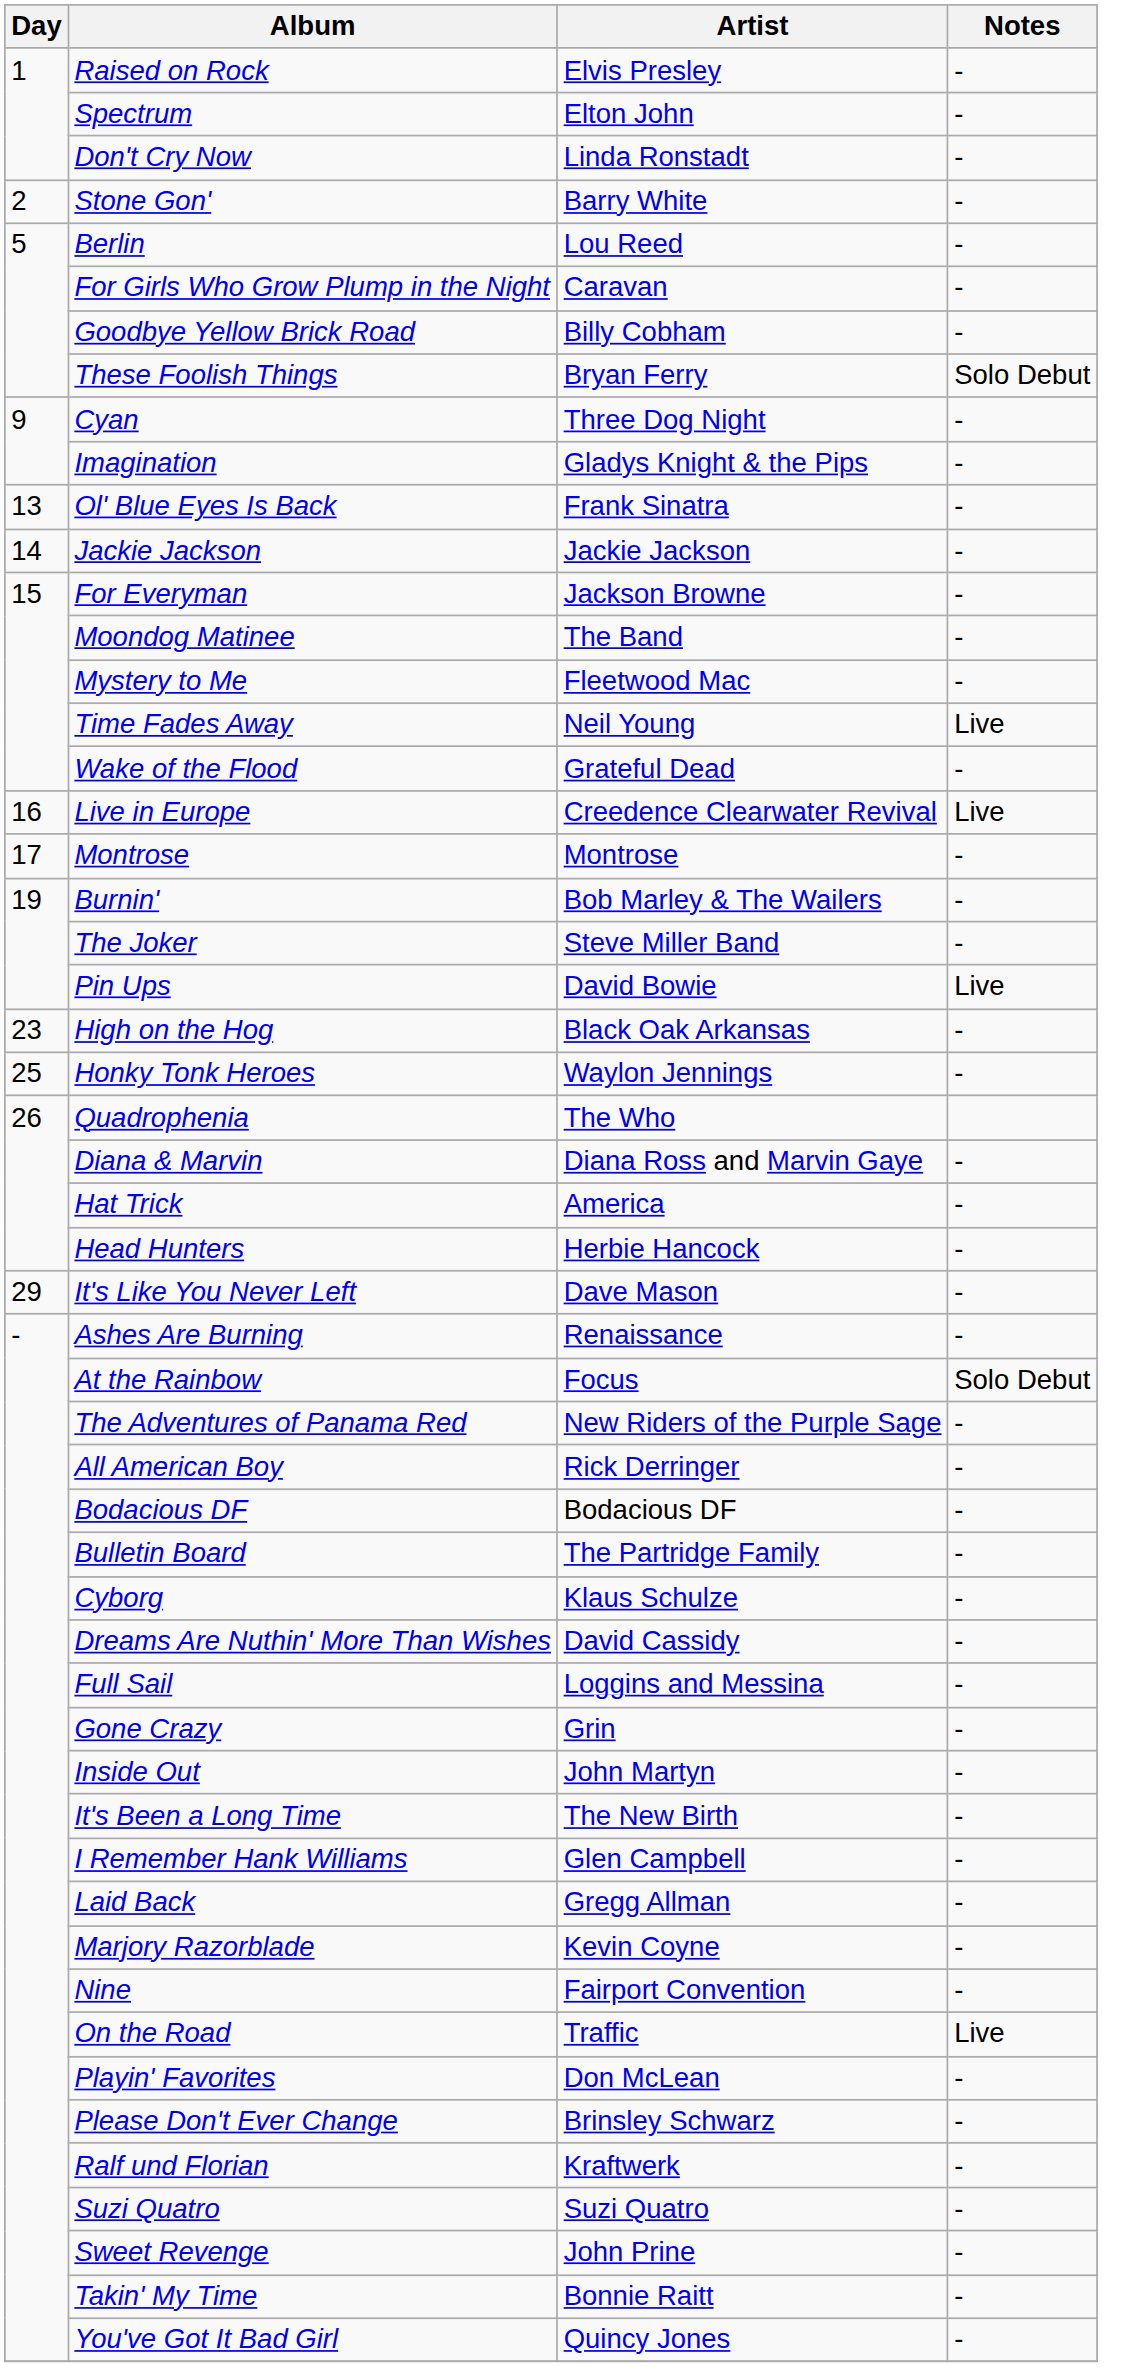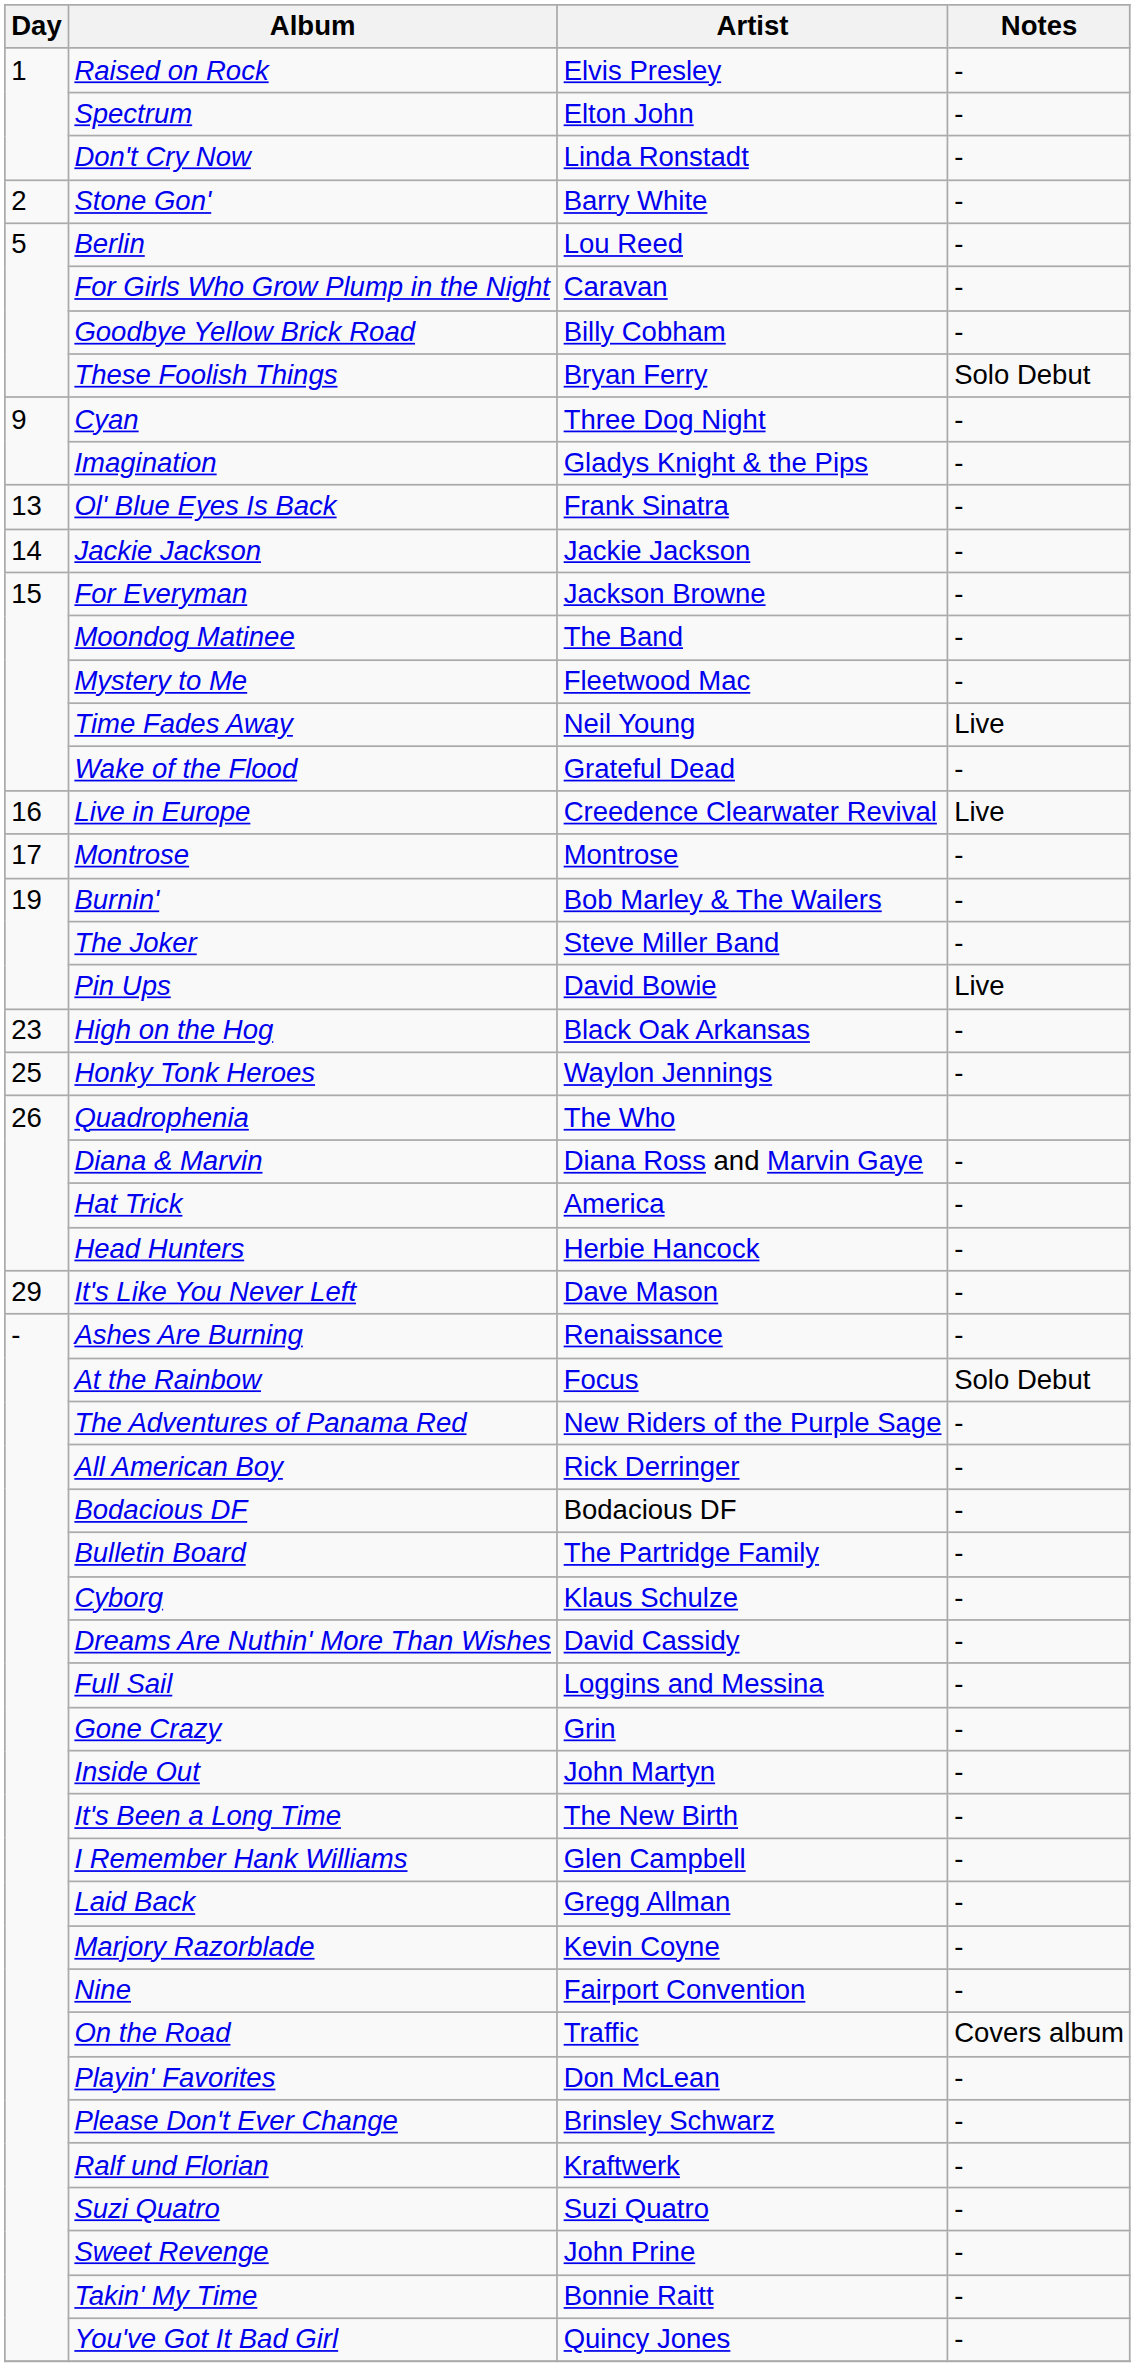(979, 2033) Live -> (1039, 2033) Covers album
